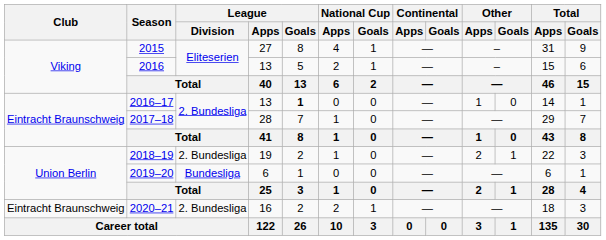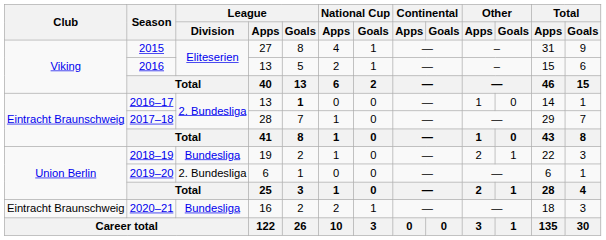(212, 155) 2. Bundesliga -> (212, 155) Bundesliga
(212, 173) Bundesliga -> (212, 173) 2. Bundesliga
(212, 208) 2. Bundesliga -> (212, 208) Bundesliga
